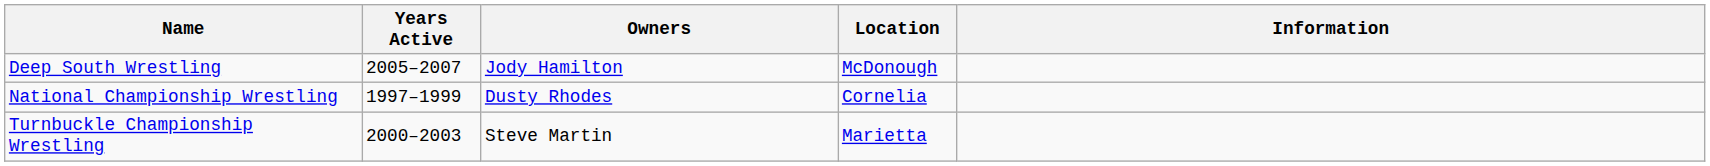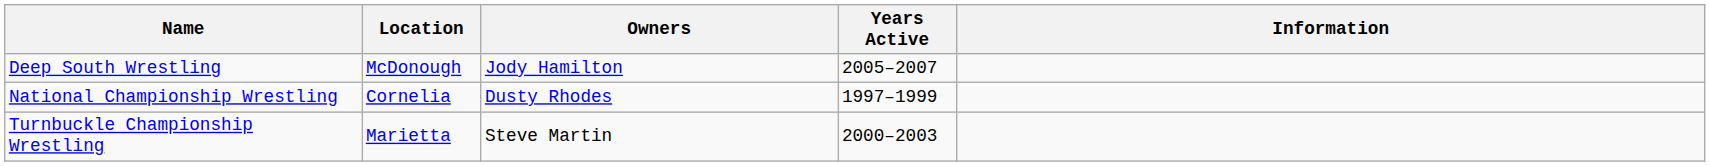columns swapped: (897, 29) <-> (421, 29)
